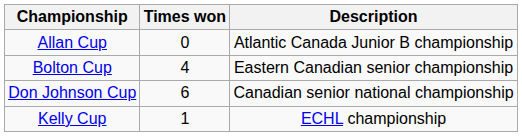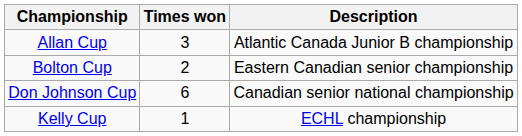(185, 42) 0 -> (185, 42) 3
(185, 67) 4 -> (185, 67) 2
